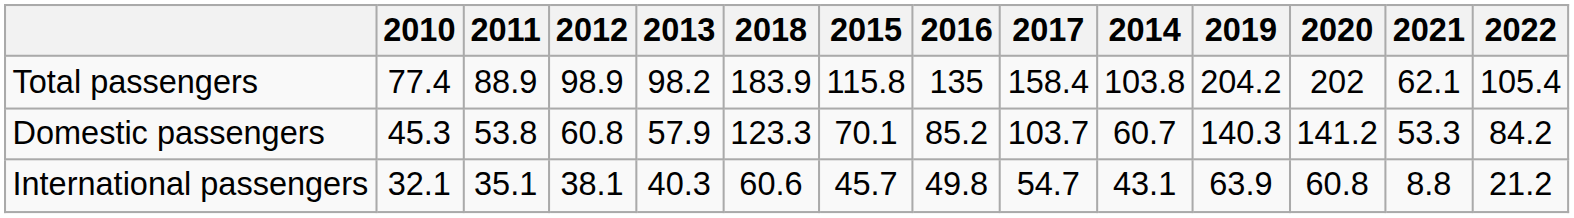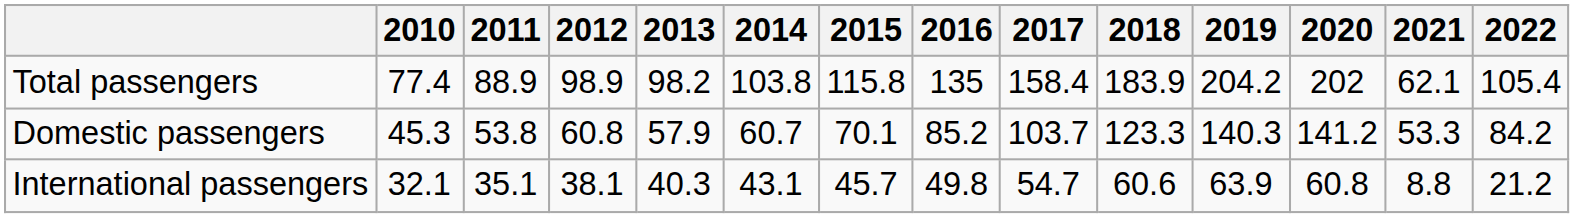columns swapped: (1145, 30) <-> (771, 30)
